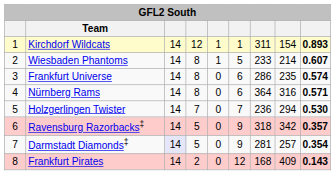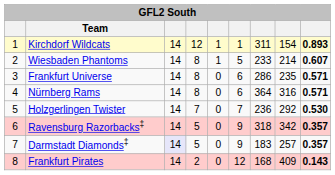(315, 77) 0.574 -> (315, 77) 0.571
(288, 109) 294 -> (288, 109) 292
(263, 145) 281 -> (263, 145) 183
(315, 145) 0.354 -> (315, 145) 0.357
